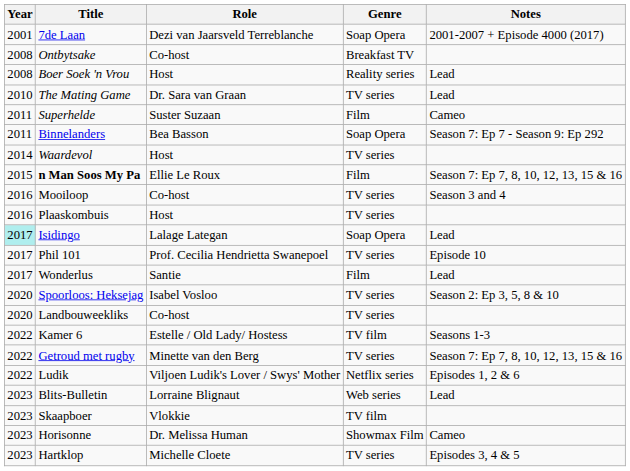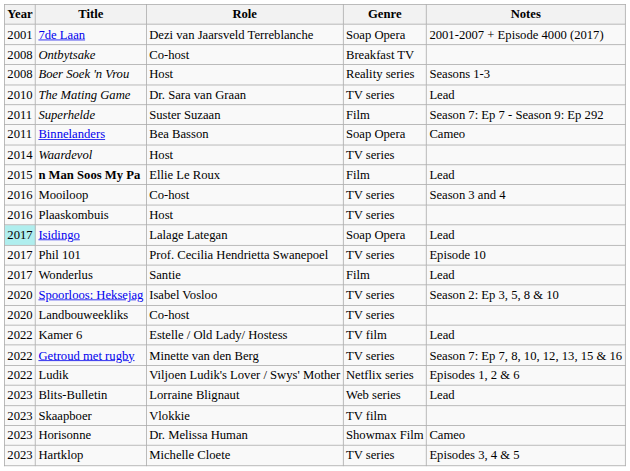(442, 74) Lead -> (460, 74) Seasons 1-3
(447, 114) Cameo -> (516, 114) Season 7: Ep 7 - Season 9: Ep 292
(516, 134) Season 7: Ep 7 - Season 9: Ep 292 -> (447, 134) Cameo
(526, 174) Season 7: Ep 7, 8, 10, 12, 13, 15 & 16 -> (442, 174) Lead
(460, 335) Seasons 1-3 -> (442, 335) Lead
